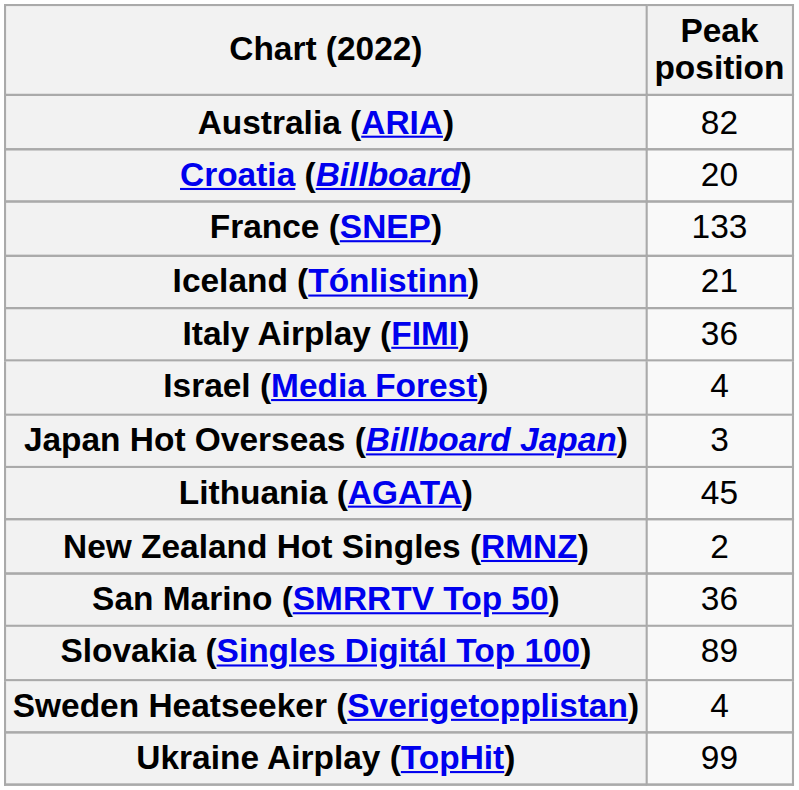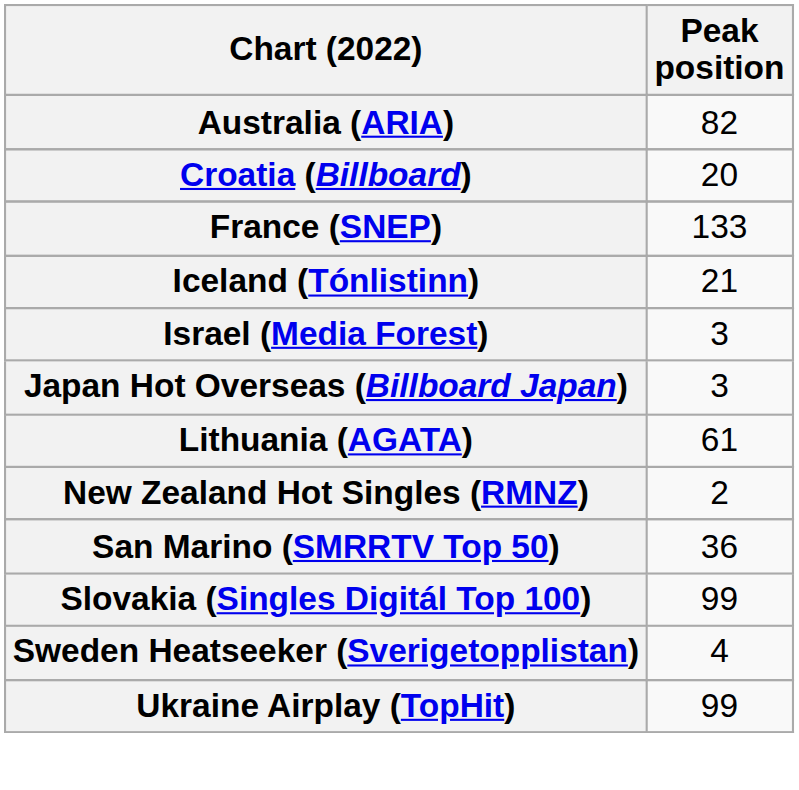- row: (326, 333)
(719, 386) 4 -> (719, 333) 3
(719, 492) 45 -> (719, 439) 61
(719, 652) 89 -> (719, 598) 99
